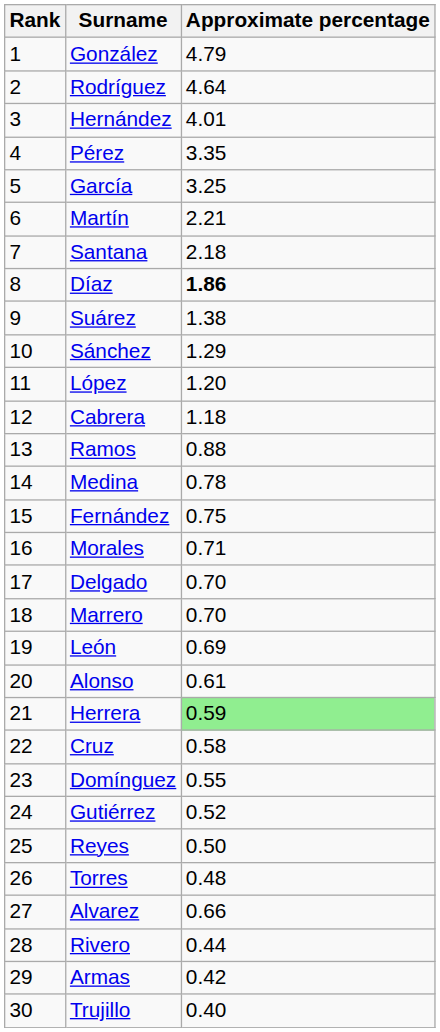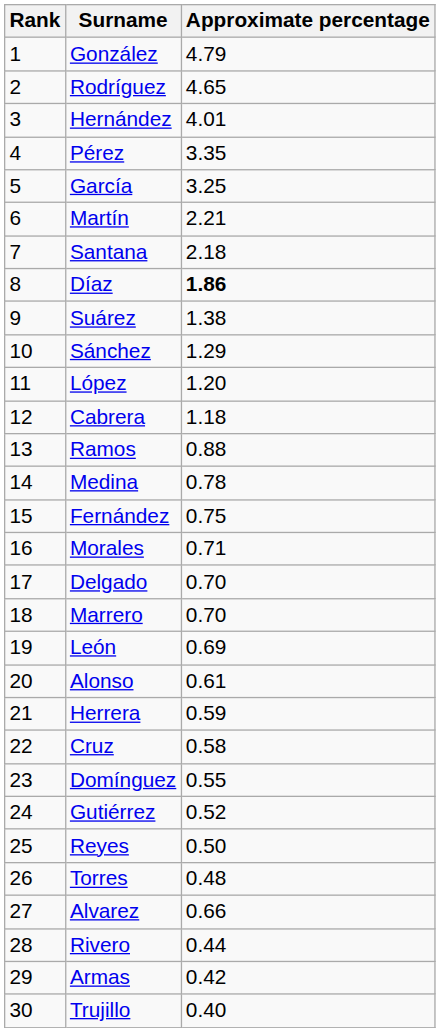(206, 86) 4.64 -> (206, 86) 4.65
(206, 713) lightgreen background -> (206, 713) no background
